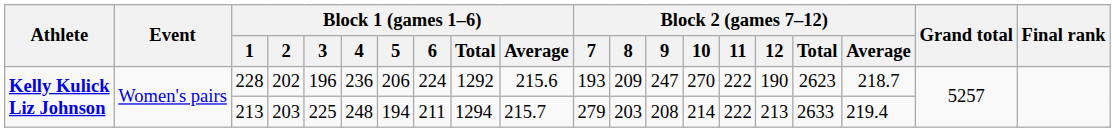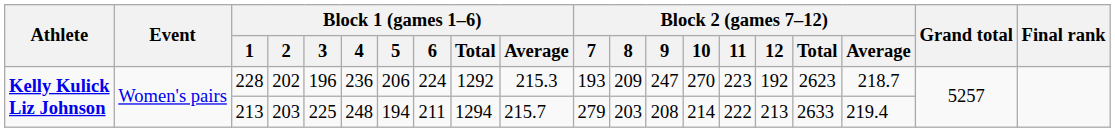(537, 81) 215.6 -> (537, 81) 215.3
(738, 81) 222 -> (738, 81) 223
(774, 81) 190 -> (774, 81) 192
